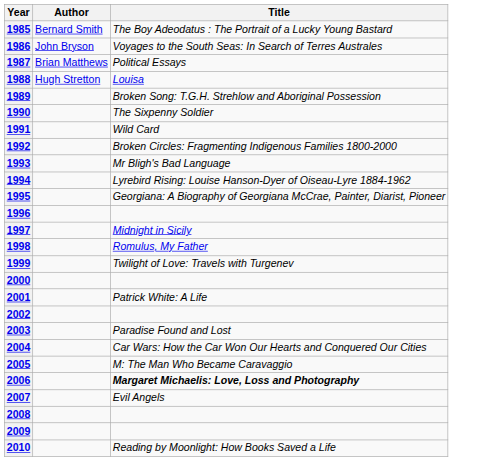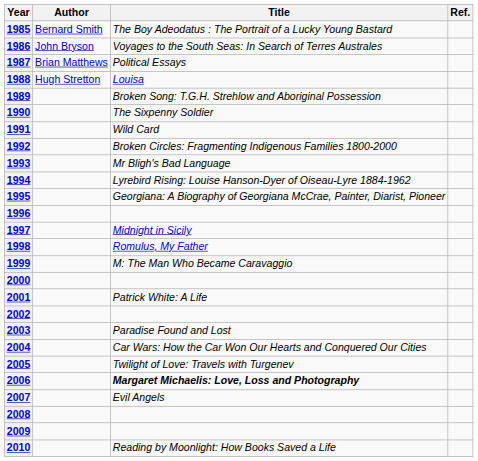+ column: (460, 12)
(203, 264) Twilight of Love: Travels with Turgenev -> (203, 264) M: The Man Who Became Caravaggio
(203, 364) M: The Man Who Became Caravaggio -> (203, 364) Twilight of Love: Travels with Turgenev
